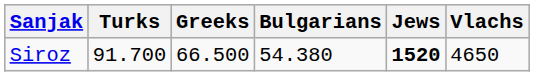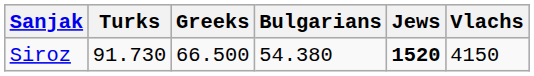(130, 55) 91.700 -> (130, 55) 91.730
(475, 55) 4650 -> (475, 55) 4150
